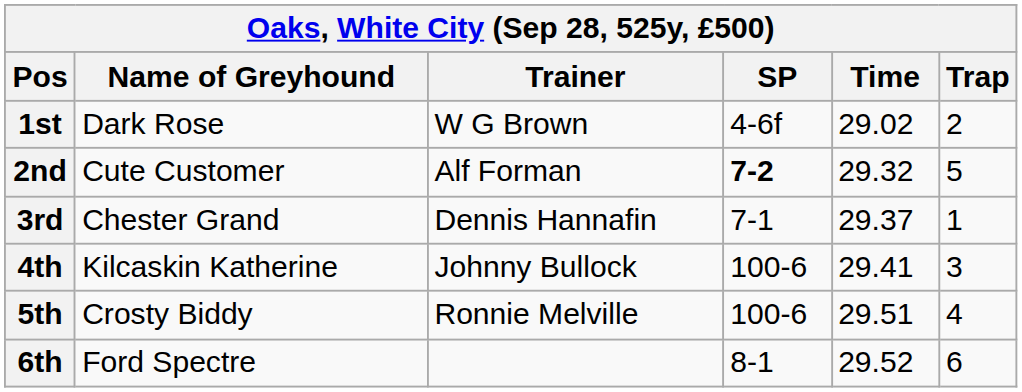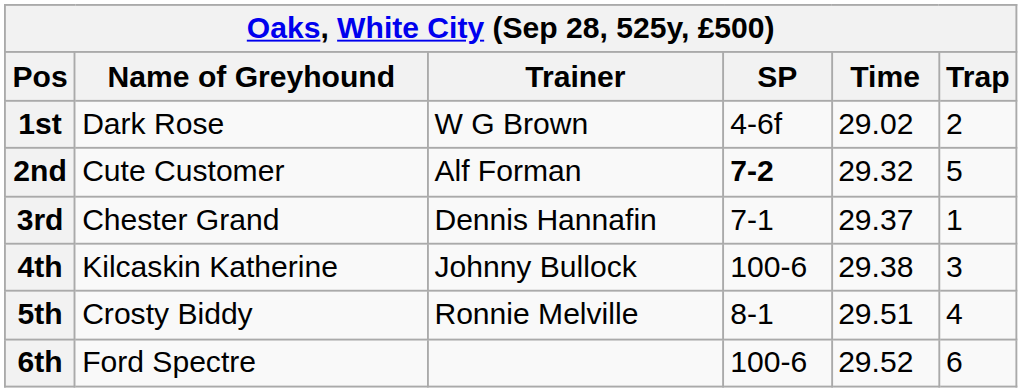(876, 266) 29.41 -> (876, 266) 29.38
(769, 314) 100-6 -> (752, 314) 8-1
(752, 362) 8-1 -> (769, 362) 100-6
